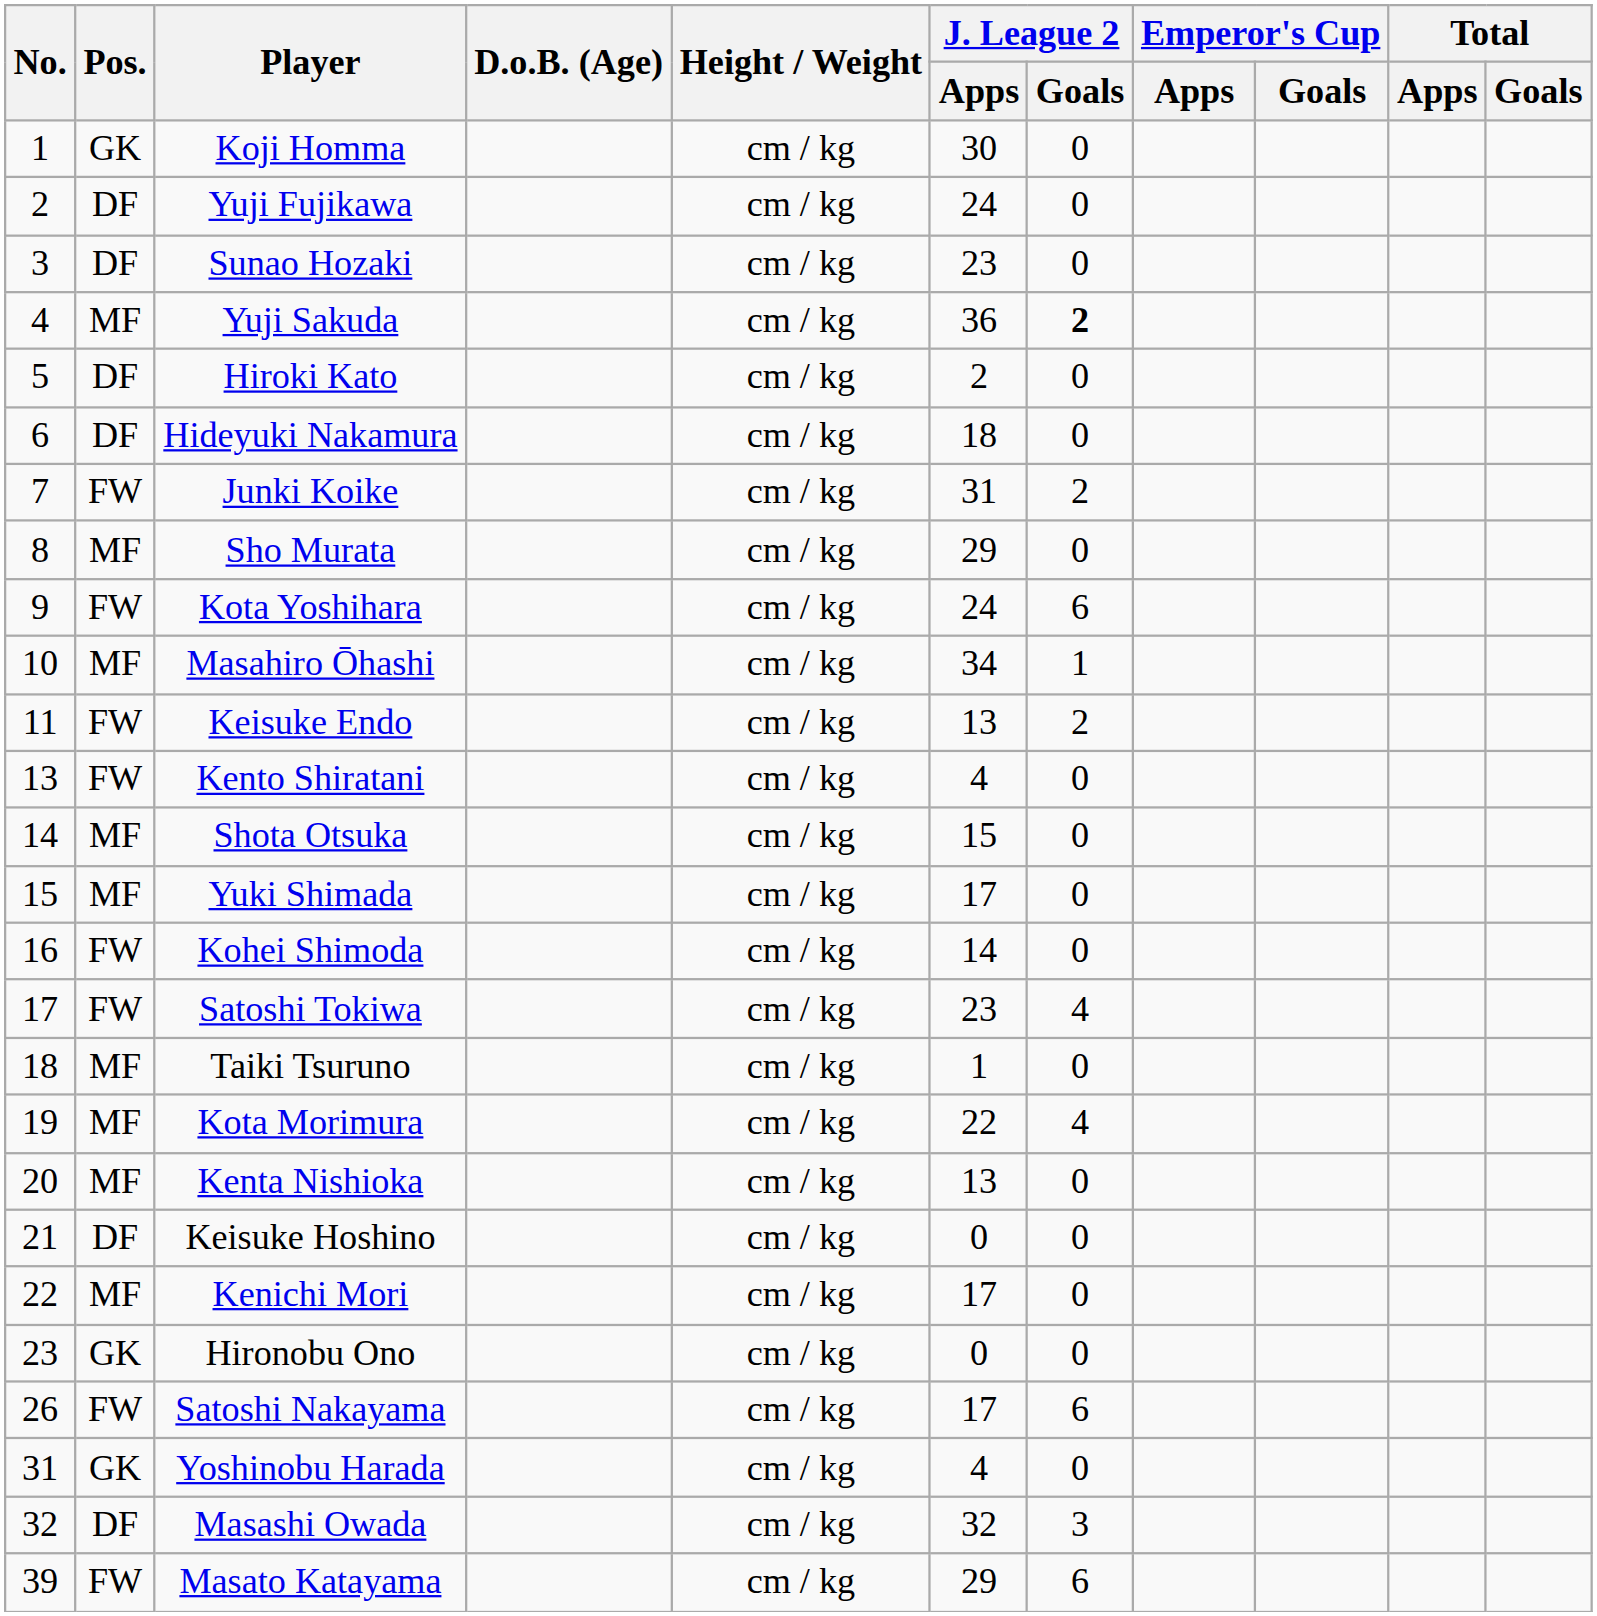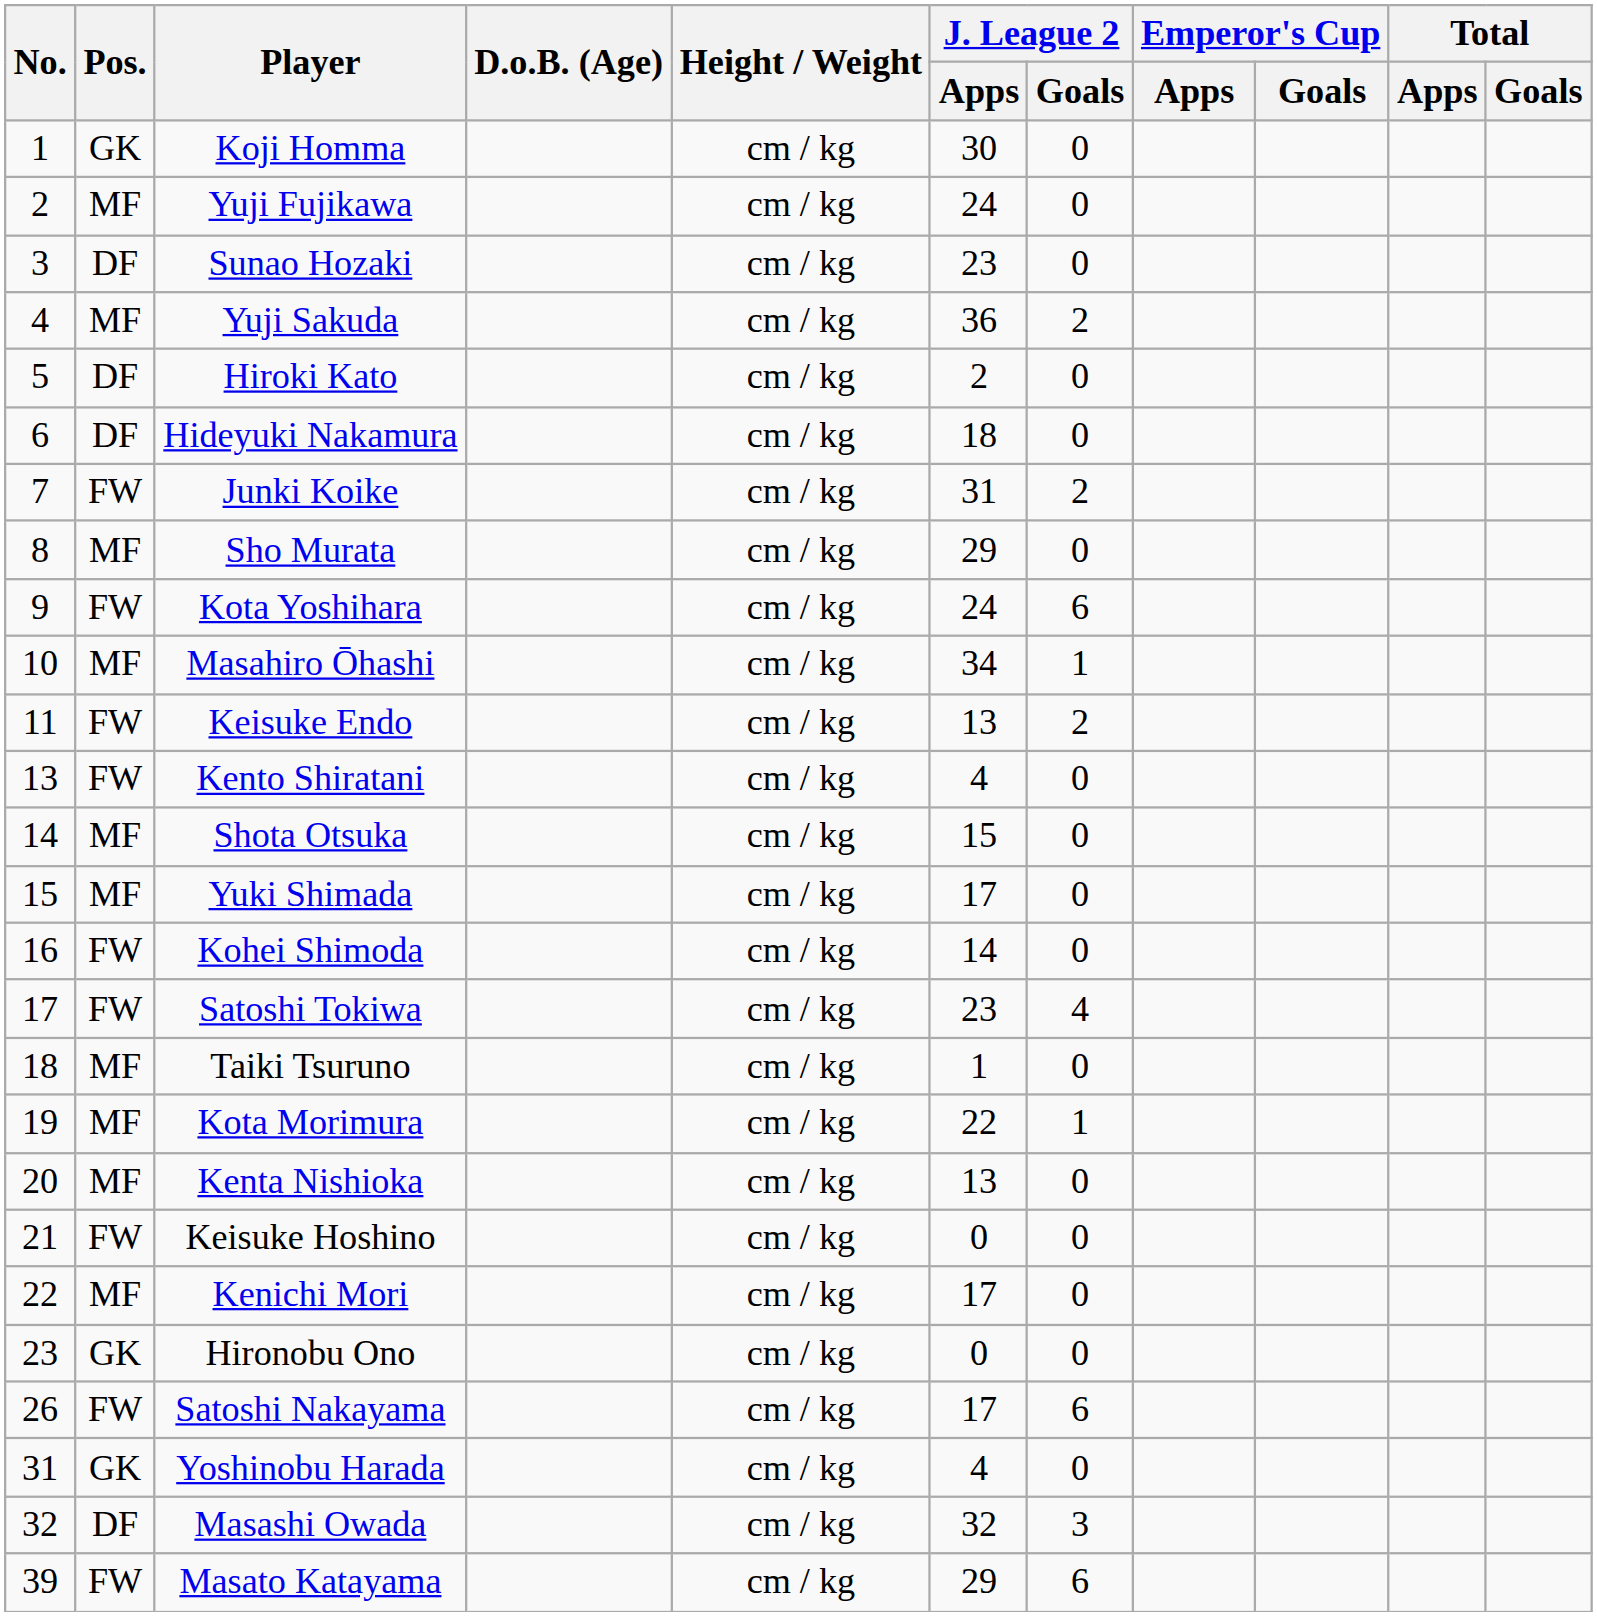(115, 205) DF -> (115, 205) MF
(1080, 319) bold -> (1080, 319) normal
(1080, 1122) 4 -> (1080, 1122) 1
(115, 1237) DF -> (115, 1237) FW
